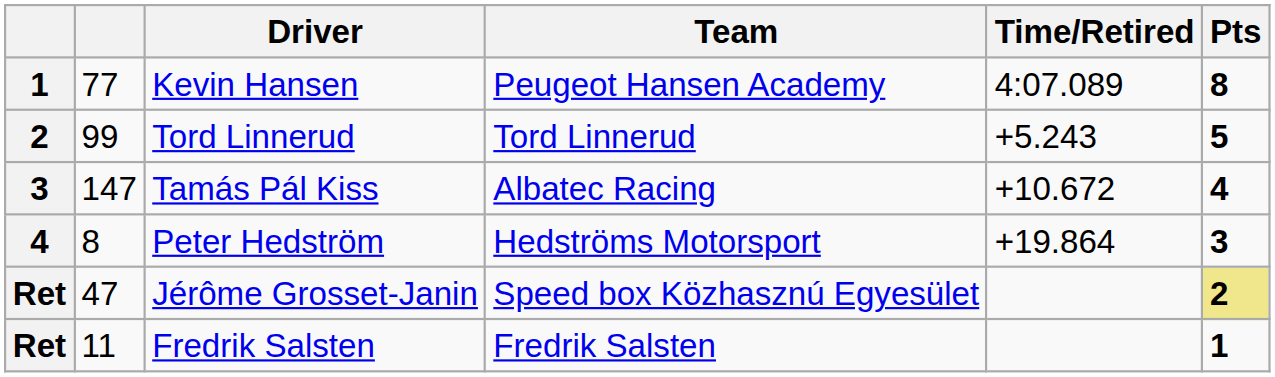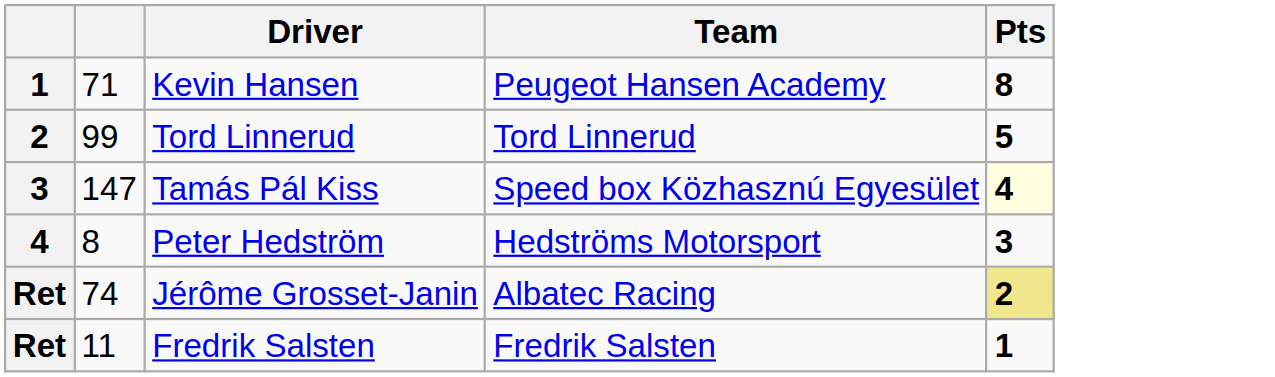- column: (1095, 32)
(100, 84) 77 -> (100, 84) 71
(605, 189) Albatec Racing -> (736, 189) Speed box Közhasznú Egyesület
(1219, 189) no background -> (1004, 189) lightyellow background
(100, 294) 47 -> (100, 294) 74
(736, 294) Speed box Közhasznú Egyesület -> (605, 294) Albatec Racing
